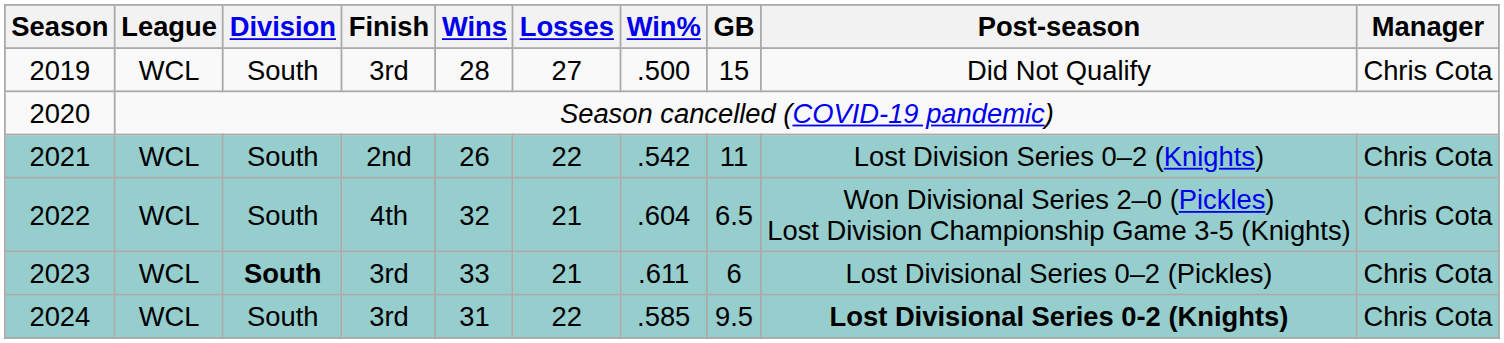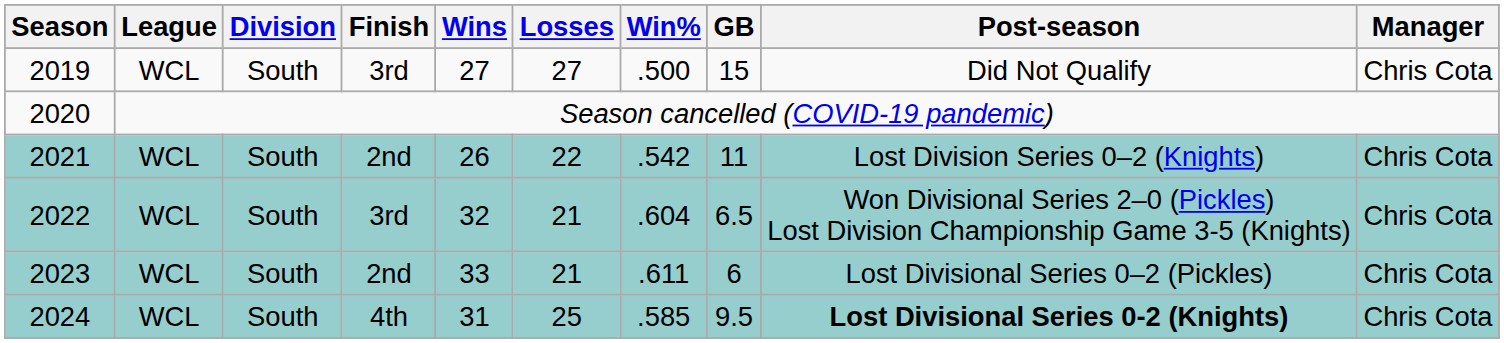(474, 70) 28 -> (474, 70) 27
(389, 215) 4th -> (389, 215) 3rd
(283, 274) bold -> (283, 274) normal
(389, 274) 3rd -> (389, 274) 2nd
(389, 317) 3rd -> (389, 317) 4th
(567, 317) 22 -> (567, 317) 25
